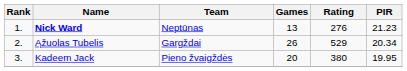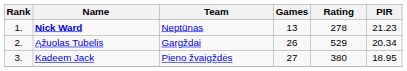(339, 27) 276 -> (339, 27) 278
(292, 58) 20 -> (292, 58) 27
(384, 58) 19.95 -> (384, 58) 18.95
